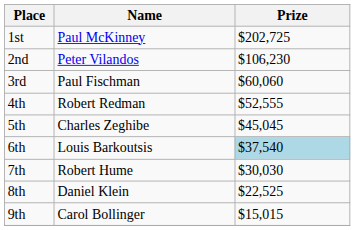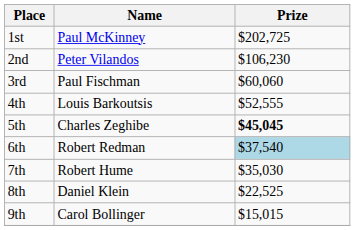(101, 103) Robert Redman -> (105, 103) Louis Barkoutsis
(261, 125) normal -> (261, 125) bold
(105, 147) Louis Barkoutsis -> (101, 147) Robert Redman
(261, 170) $30,030 -> (261, 170) $35,030
